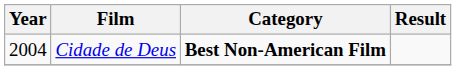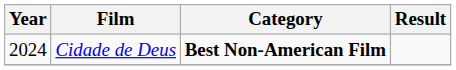(28, 49) 2004 -> (28, 49) 2024
